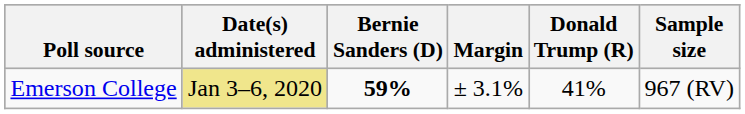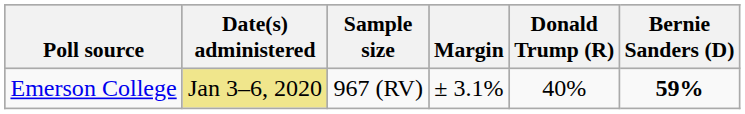columns swapped: (689, 36) <-> (388, 36)
(584, 88) 41% -> (564, 88) 40%
